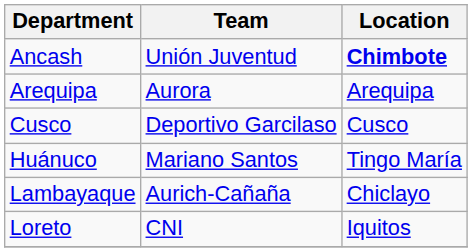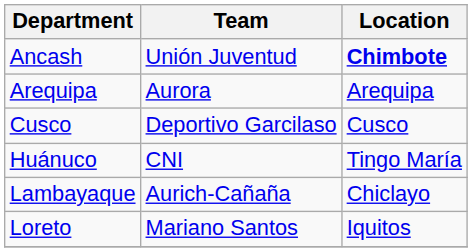(222, 159) Mariano Santos -> (164, 159) CNI
(164, 228) CNI -> (222, 228) Mariano Santos
